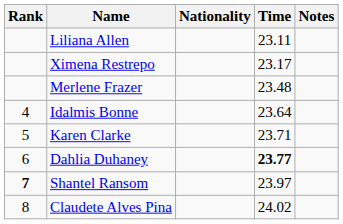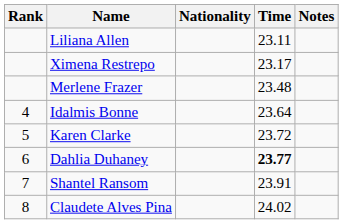(275, 135) 23.71 -> (275, 135) 23.72
(25, 183) bold -> (25, 183) normal
(275, 183) 23.97 -> (275, 183) 23.91
